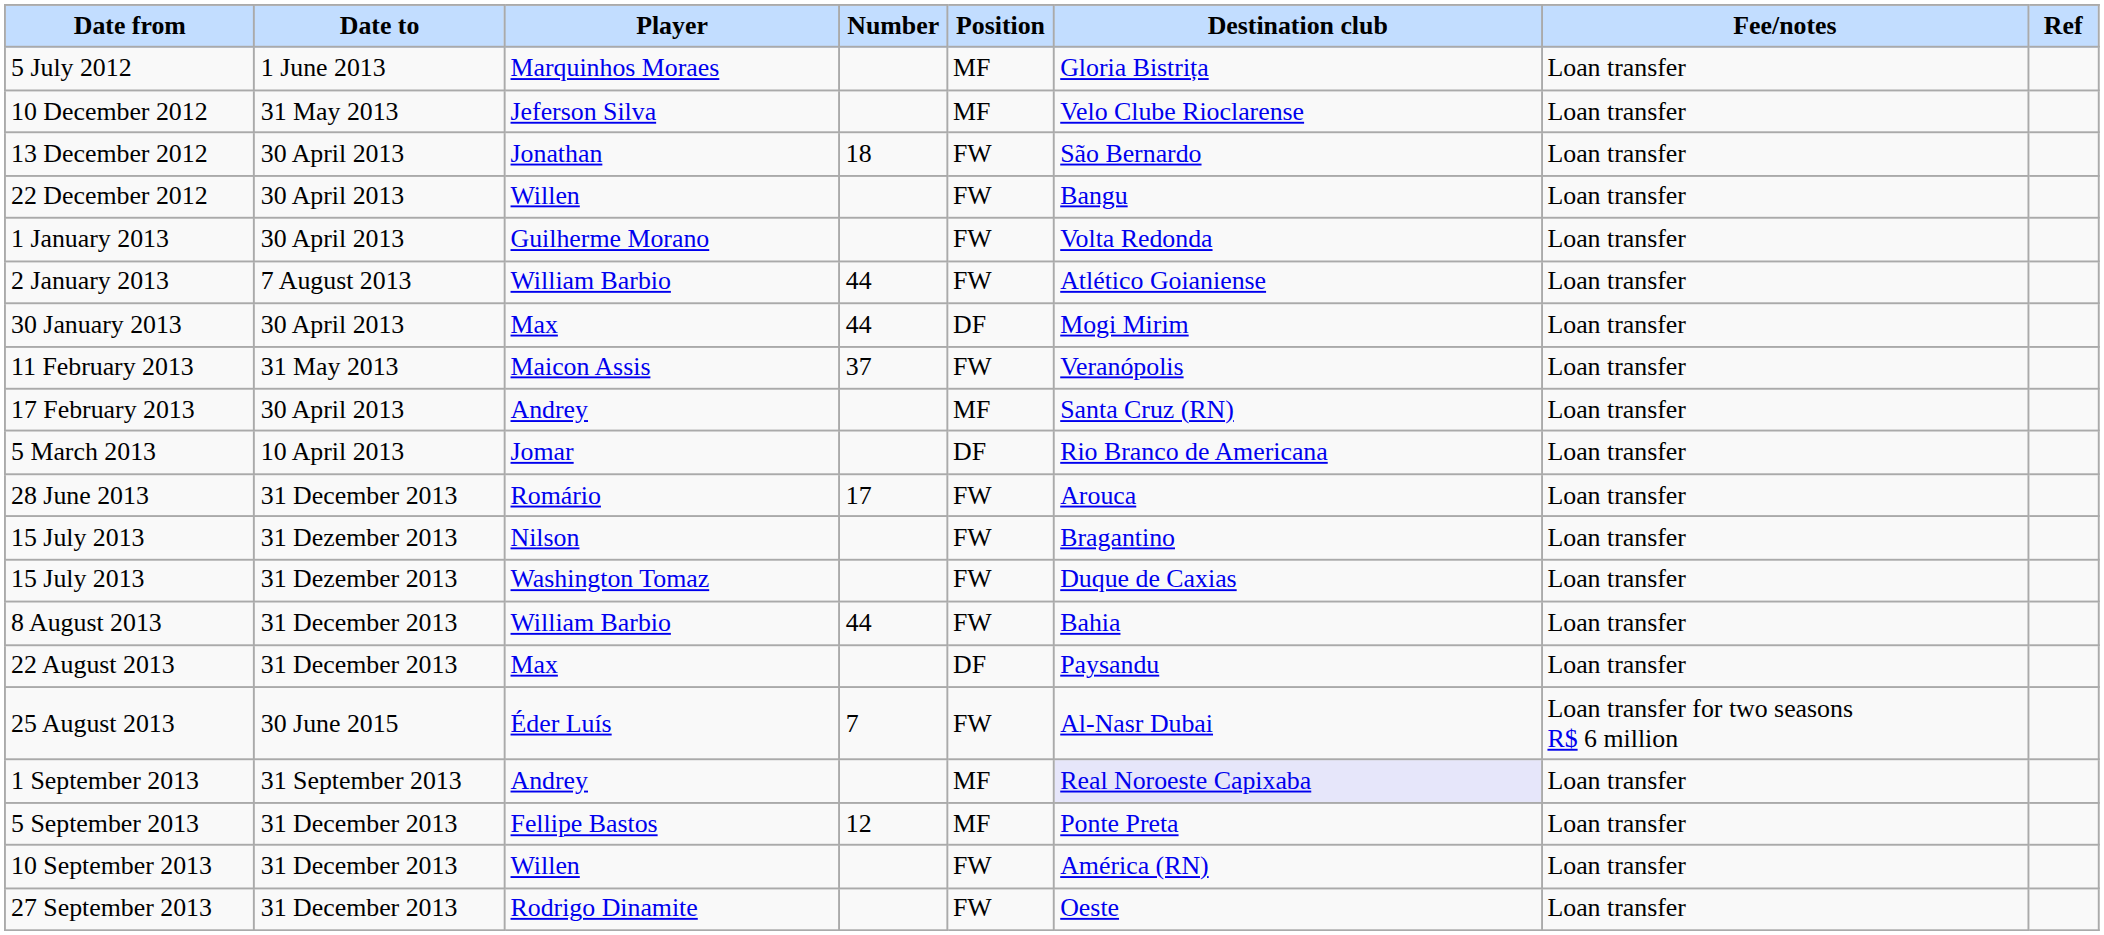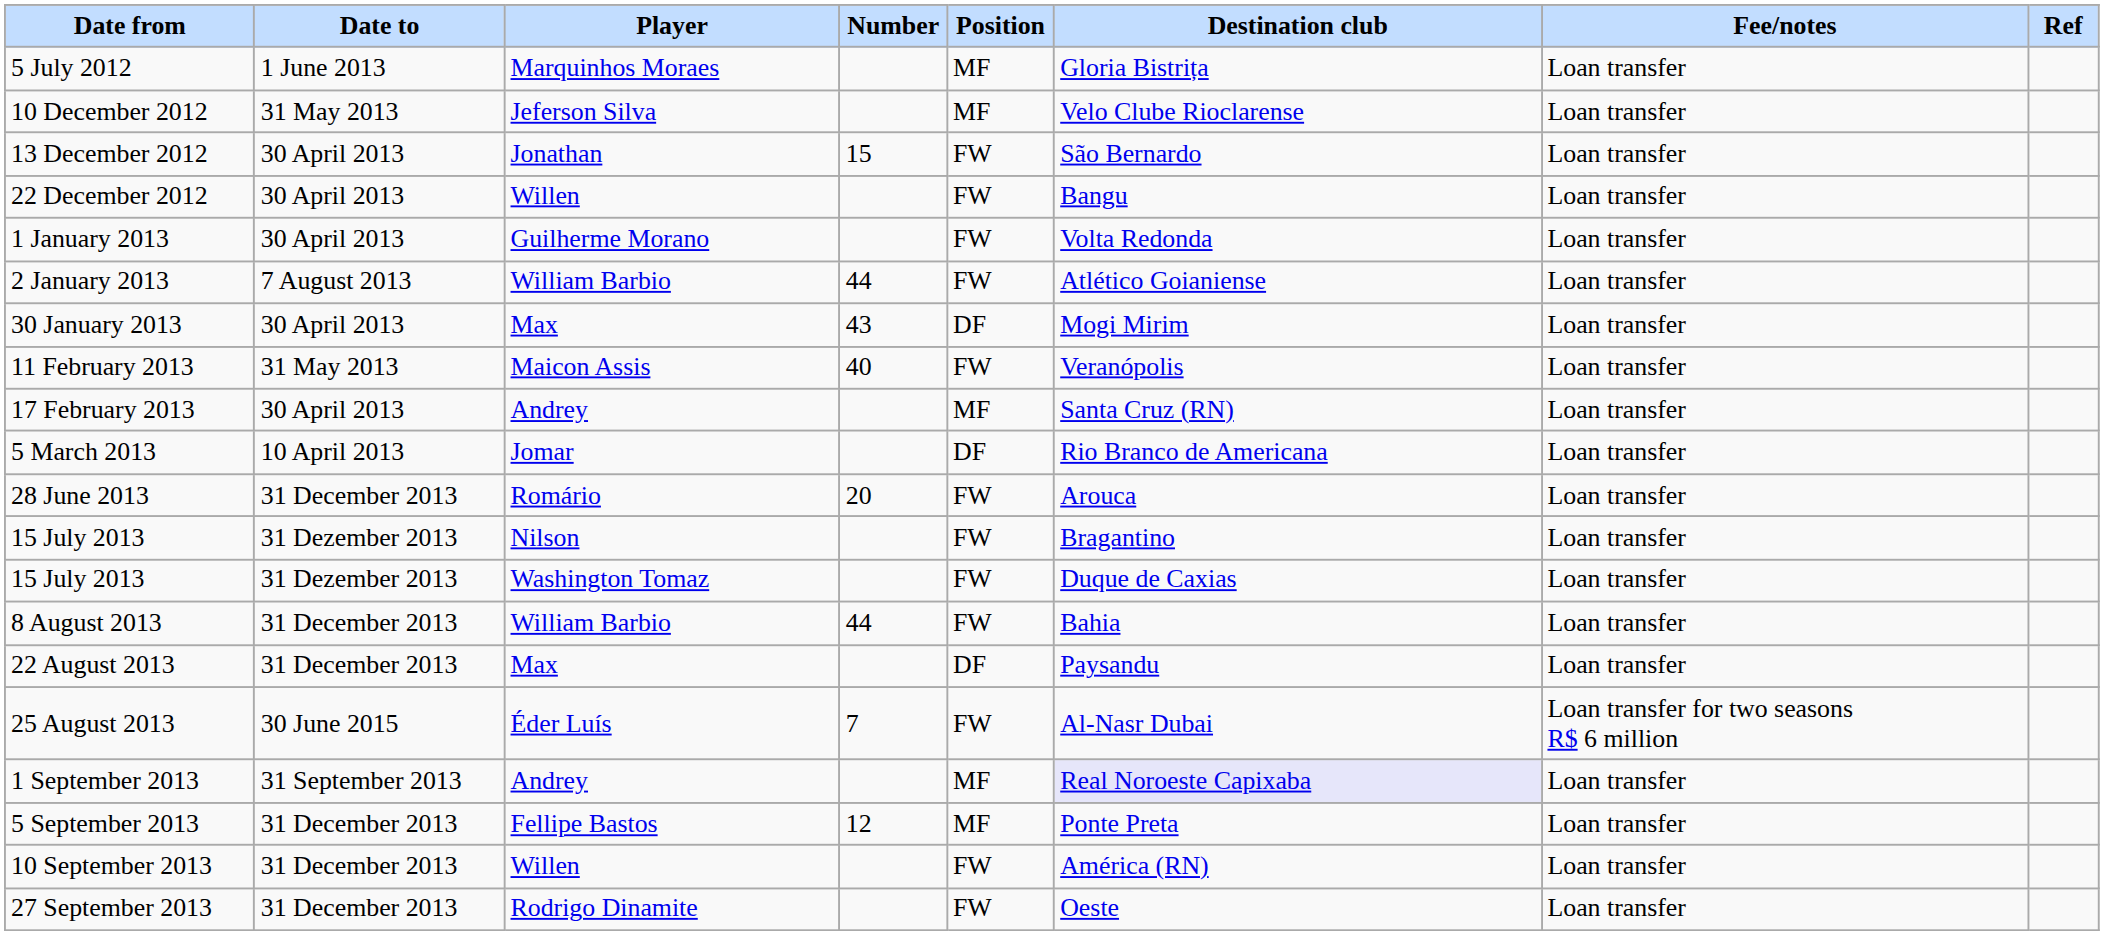(859, 153) 18 -> (859, 153) 15
(859, 323) 44 -> (859, 323) 43
(859, 366) 37 -> (859, 366) 40
(859, 494) 17 -> (859, 494) 20
